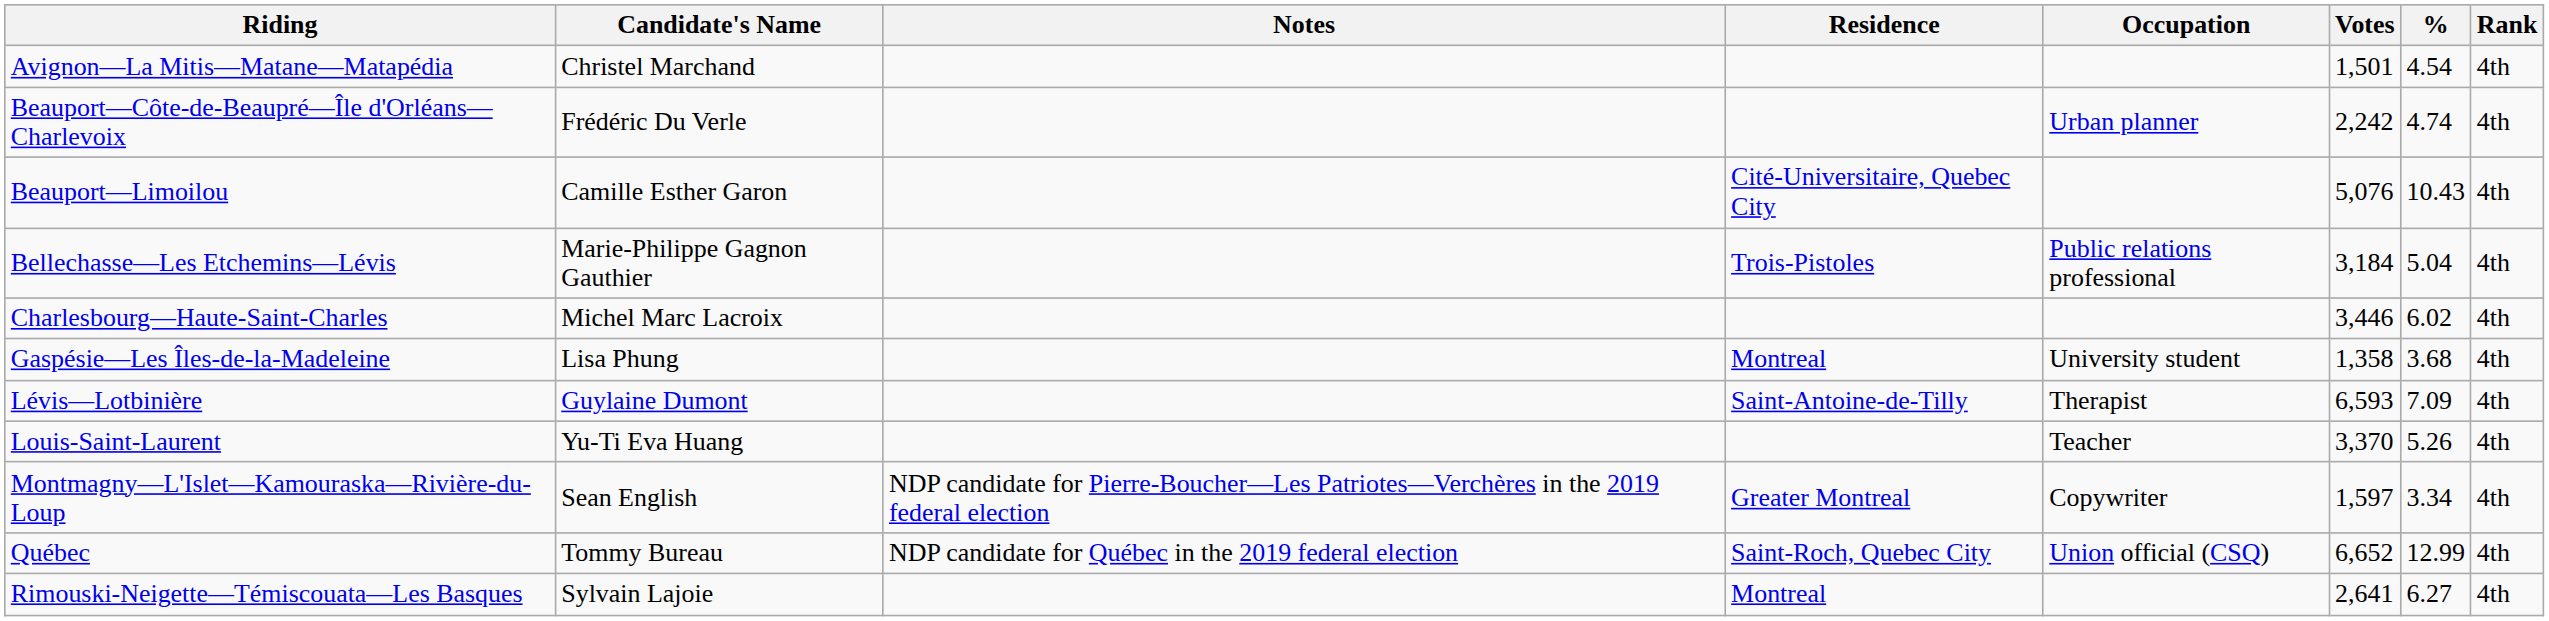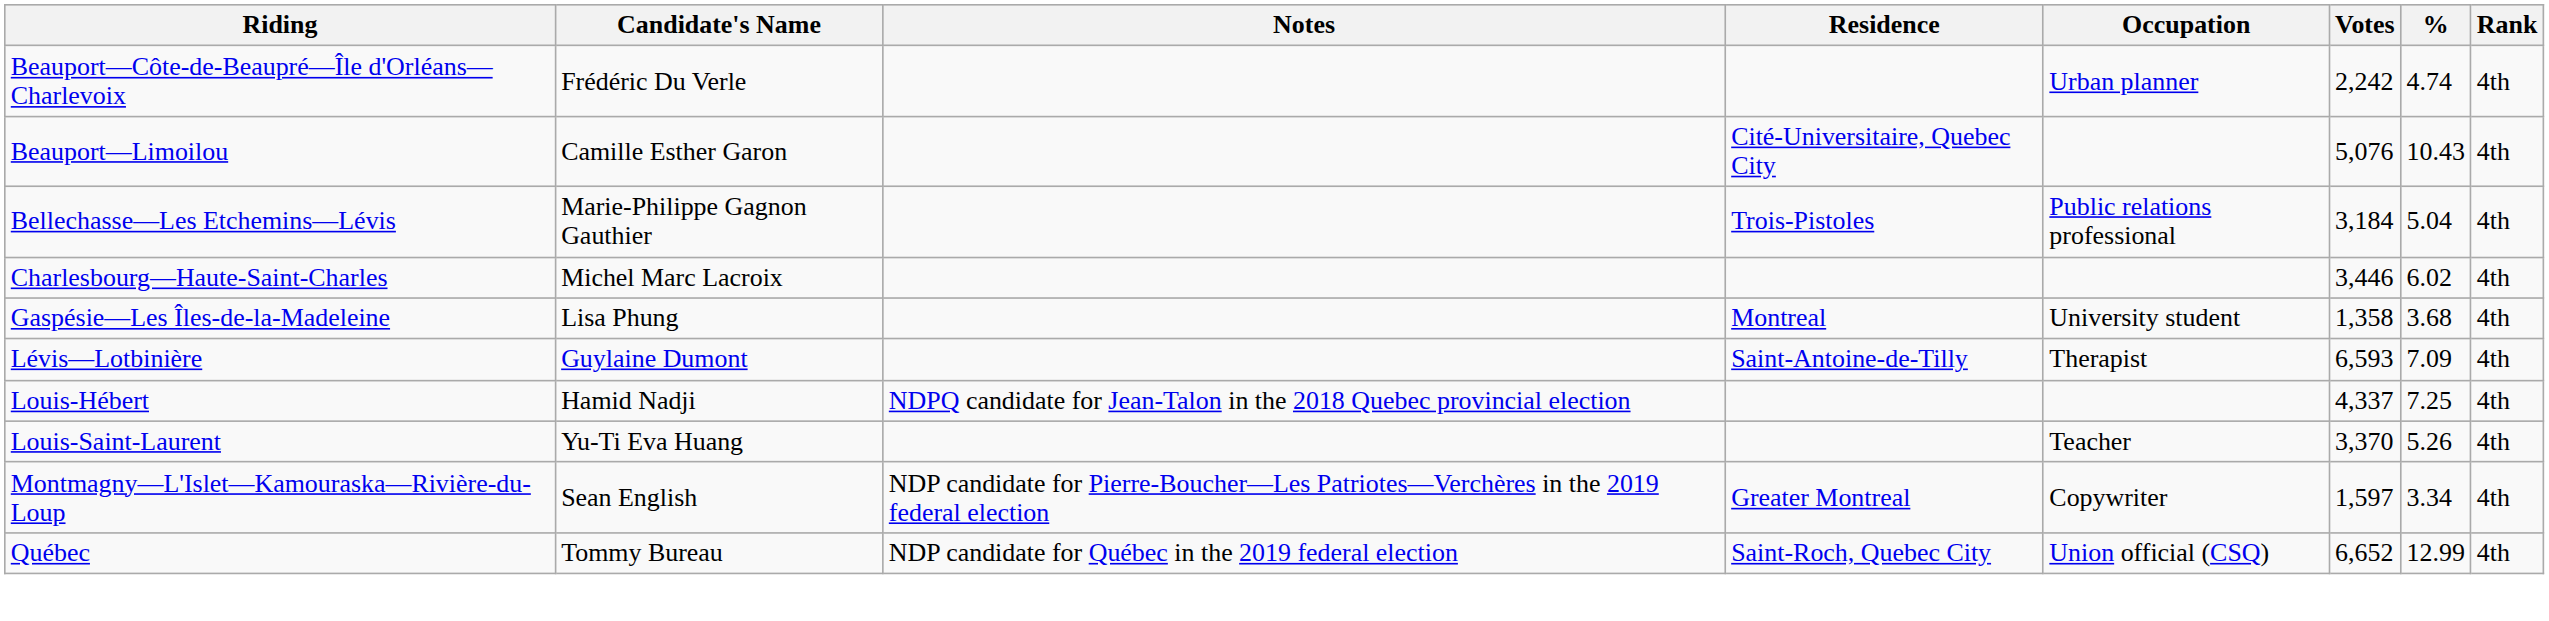- row: (232, 66)
+ row: (80, 400)
- row: (267, 593)
